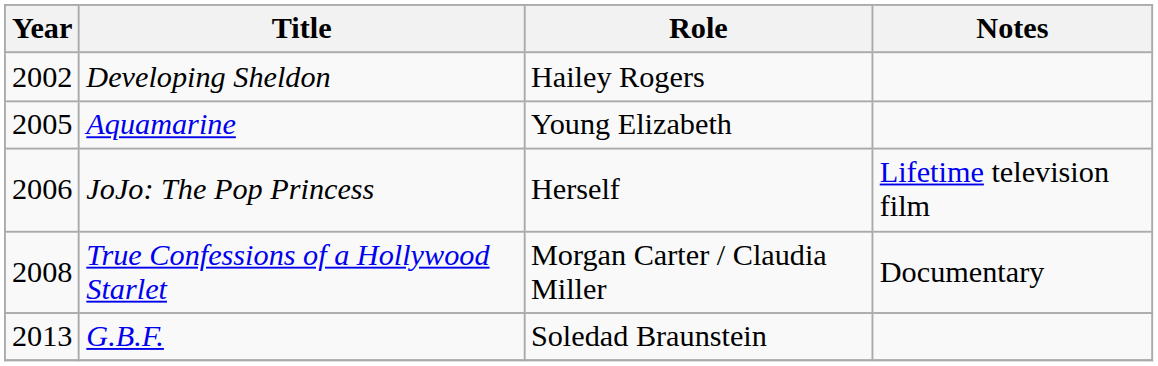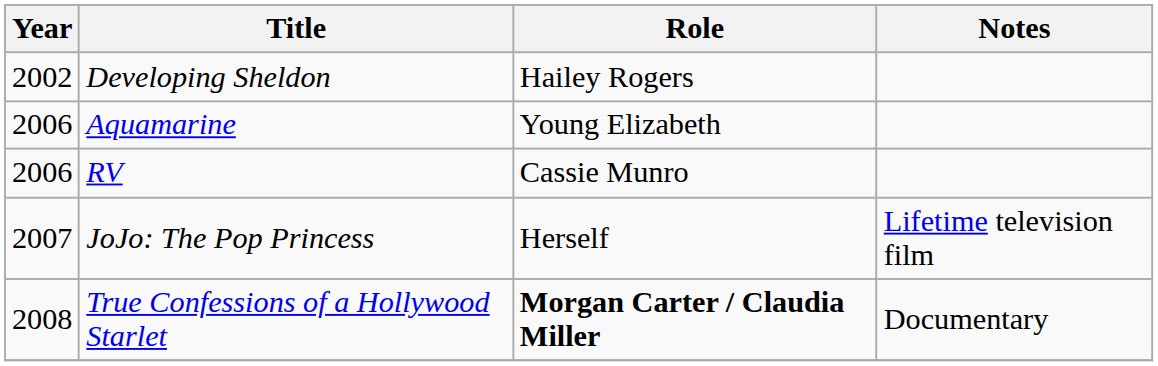(42, 124) 2005 -> (42, 124) 2006
+ row: (105, 172)
(42, 189) 2006 -> (42, 237) 2007
(679, 271) normal -> (682, 319) bold
- row: (125, 336)
